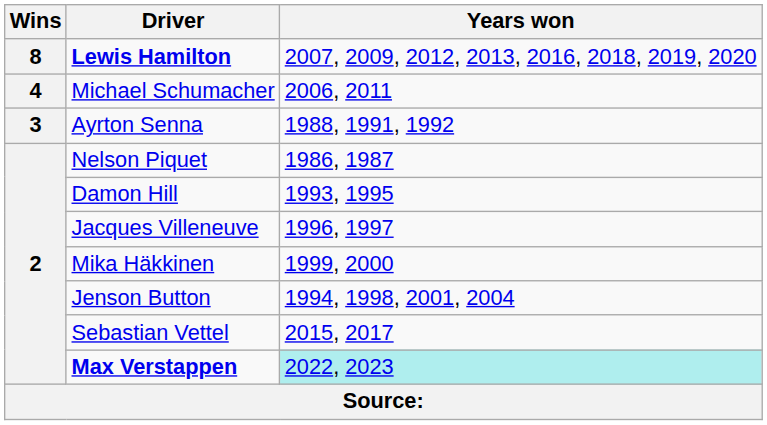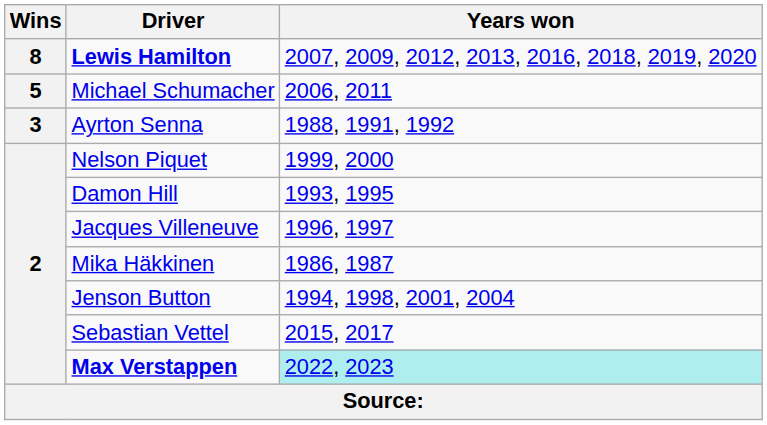(36, 90) 4 -> (36, 90) 5
(339, 159) 1986, 1987 -> (339, 159) 1999, 2000
(339, 263) 1999, 2000 -> (339, 263) 1986, 1987
